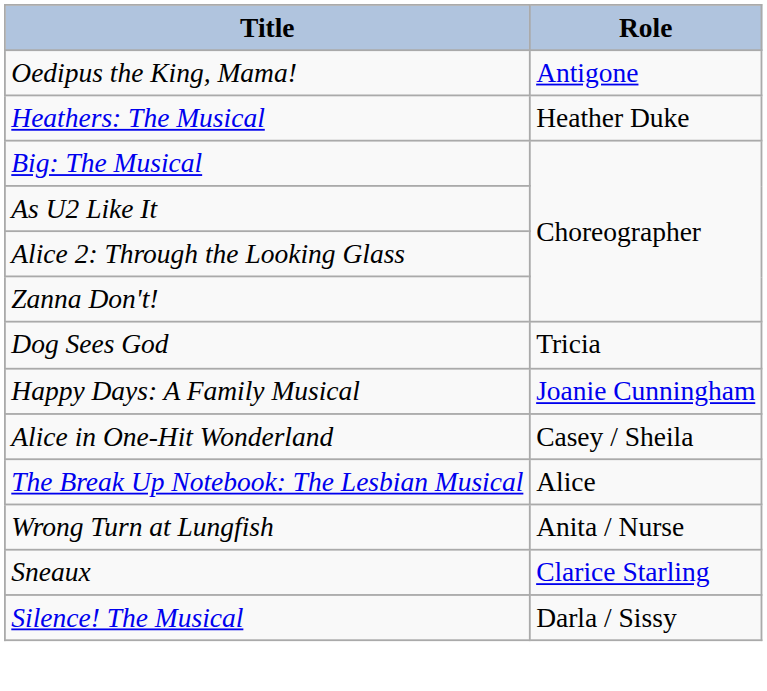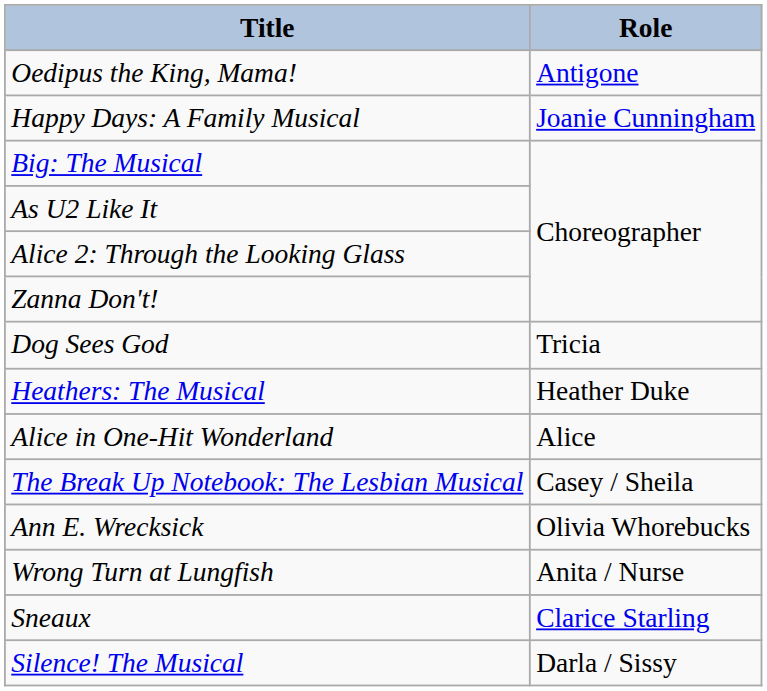rows swapped: (138, 118) <-> (186, 390)
(615, 435) Casey / Sheila -> (566, 435) Alice
(566, 481) Alice -> (615, 481) Casey / Sheila
+ row: (107, 526)
